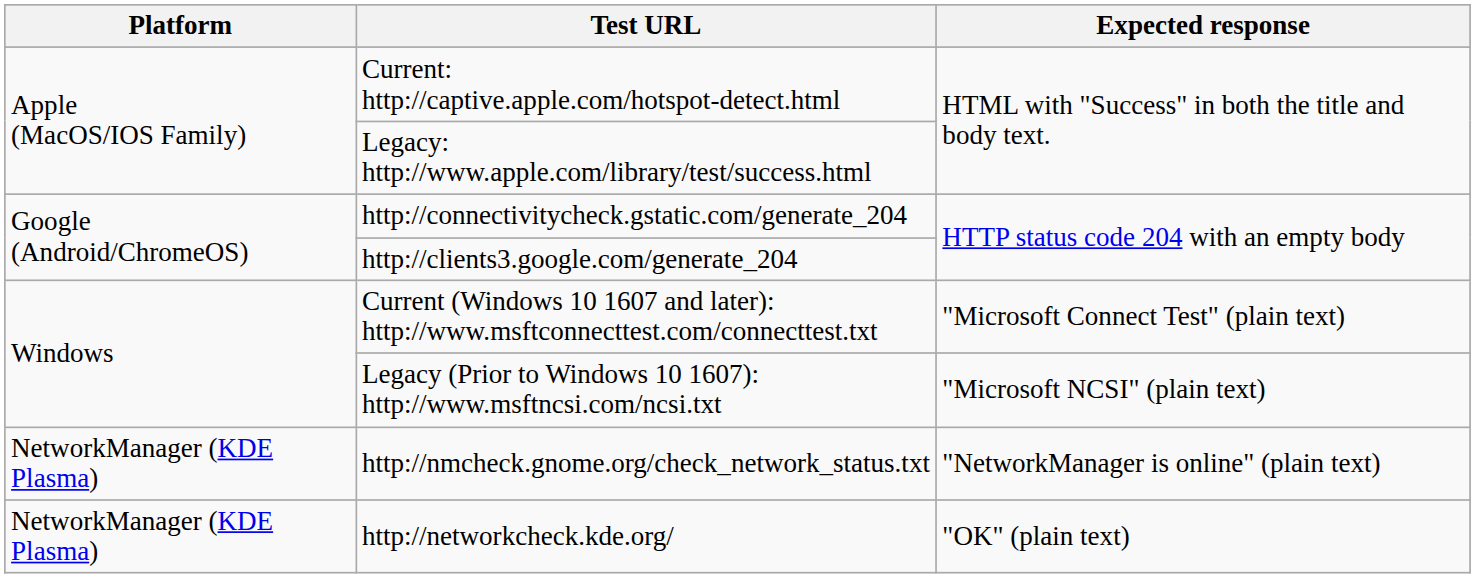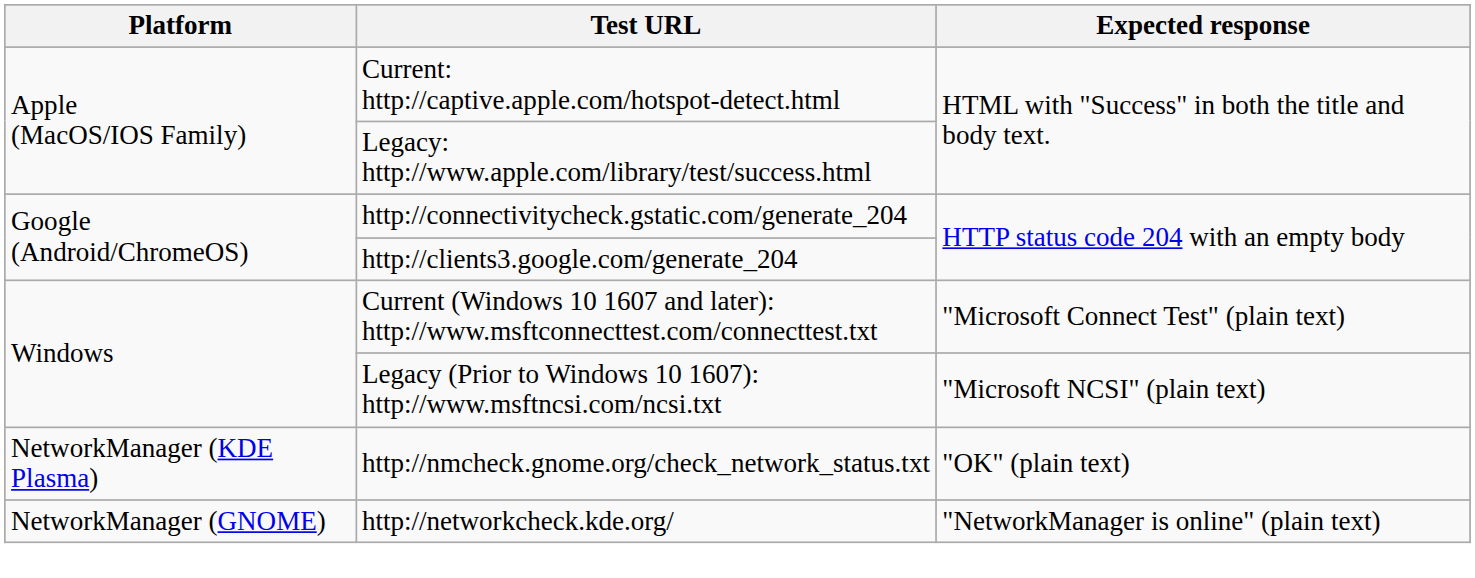(1161, 463) "NetworkManager is online" (plain text) -> (1036, 463) "OK" (plain text)
(142, 536) NetworkManager (KDE Plasma) -> (168, 521) NetworkManager (GNOME)
(1036, 536) "OK" (plain text) -> (1161, 521) "NetworkManager is online" (plain text)
